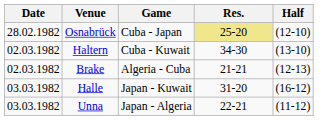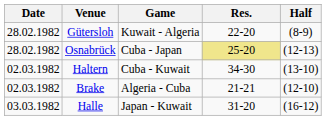+ row: (90, 32)
(293, 32) (12-10) -> (301, 50) (12-13)
(293, 69) (12-13) -> (301, 87) (12-10)
- row: (90, 106)
